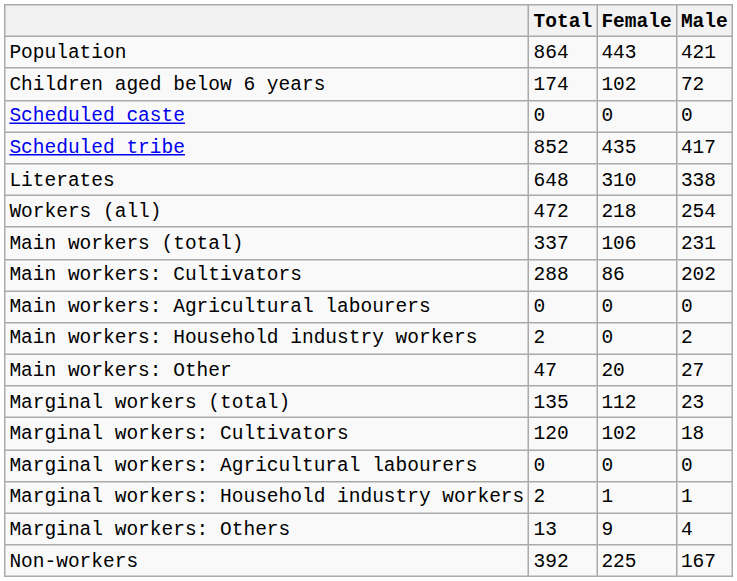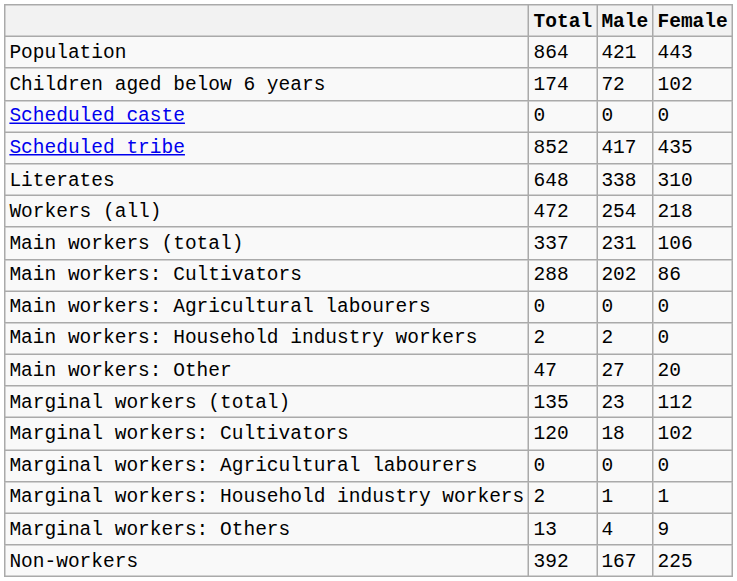columns swapped: (704, 21) <-> (636, 21)
